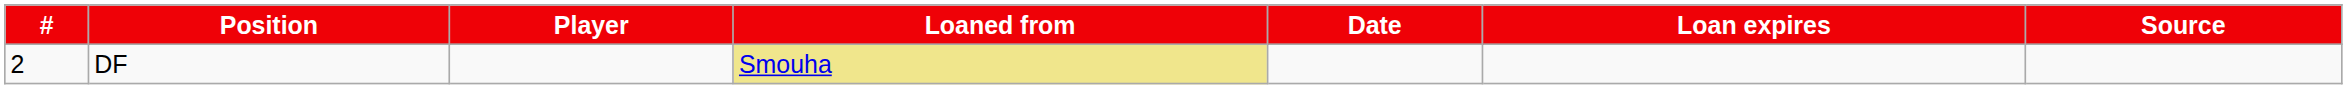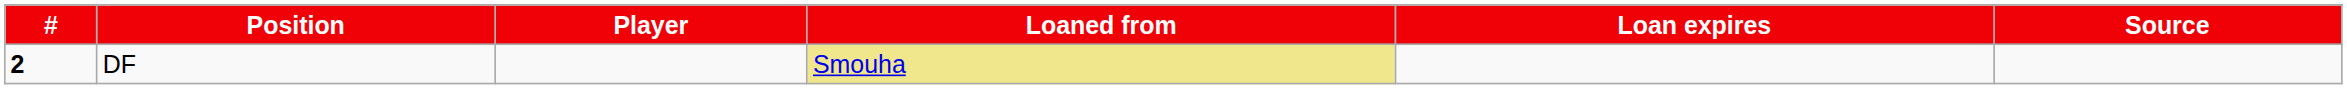- column: (1375, 25)
(18, 64) normal -> (18, 64) bold
